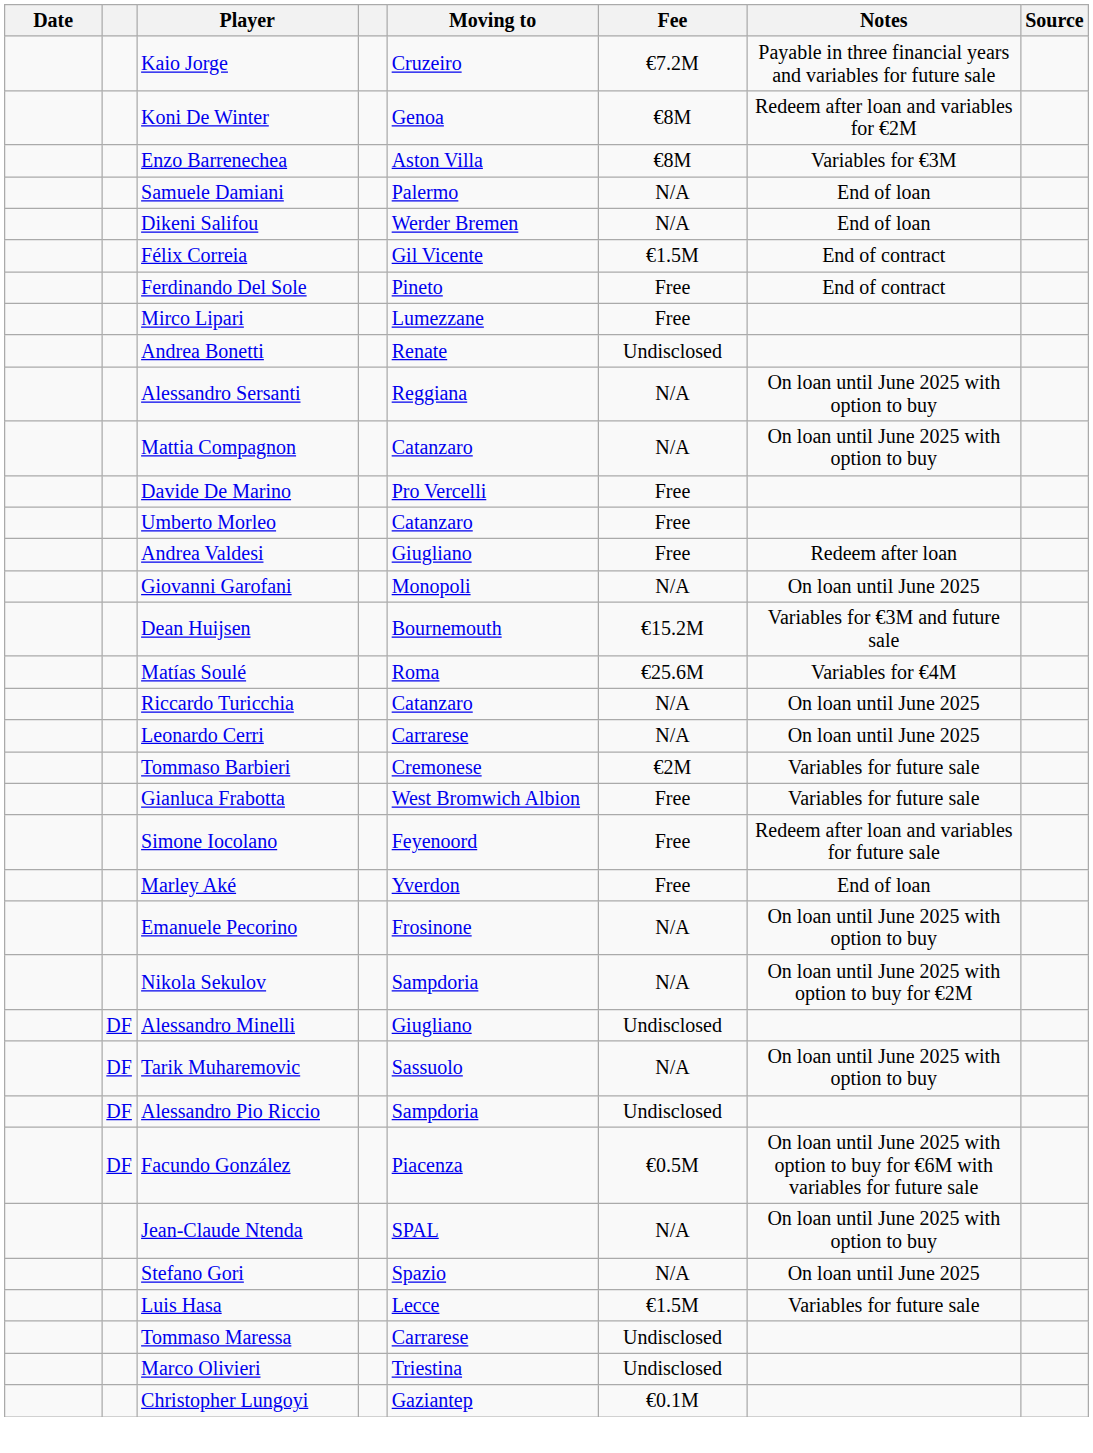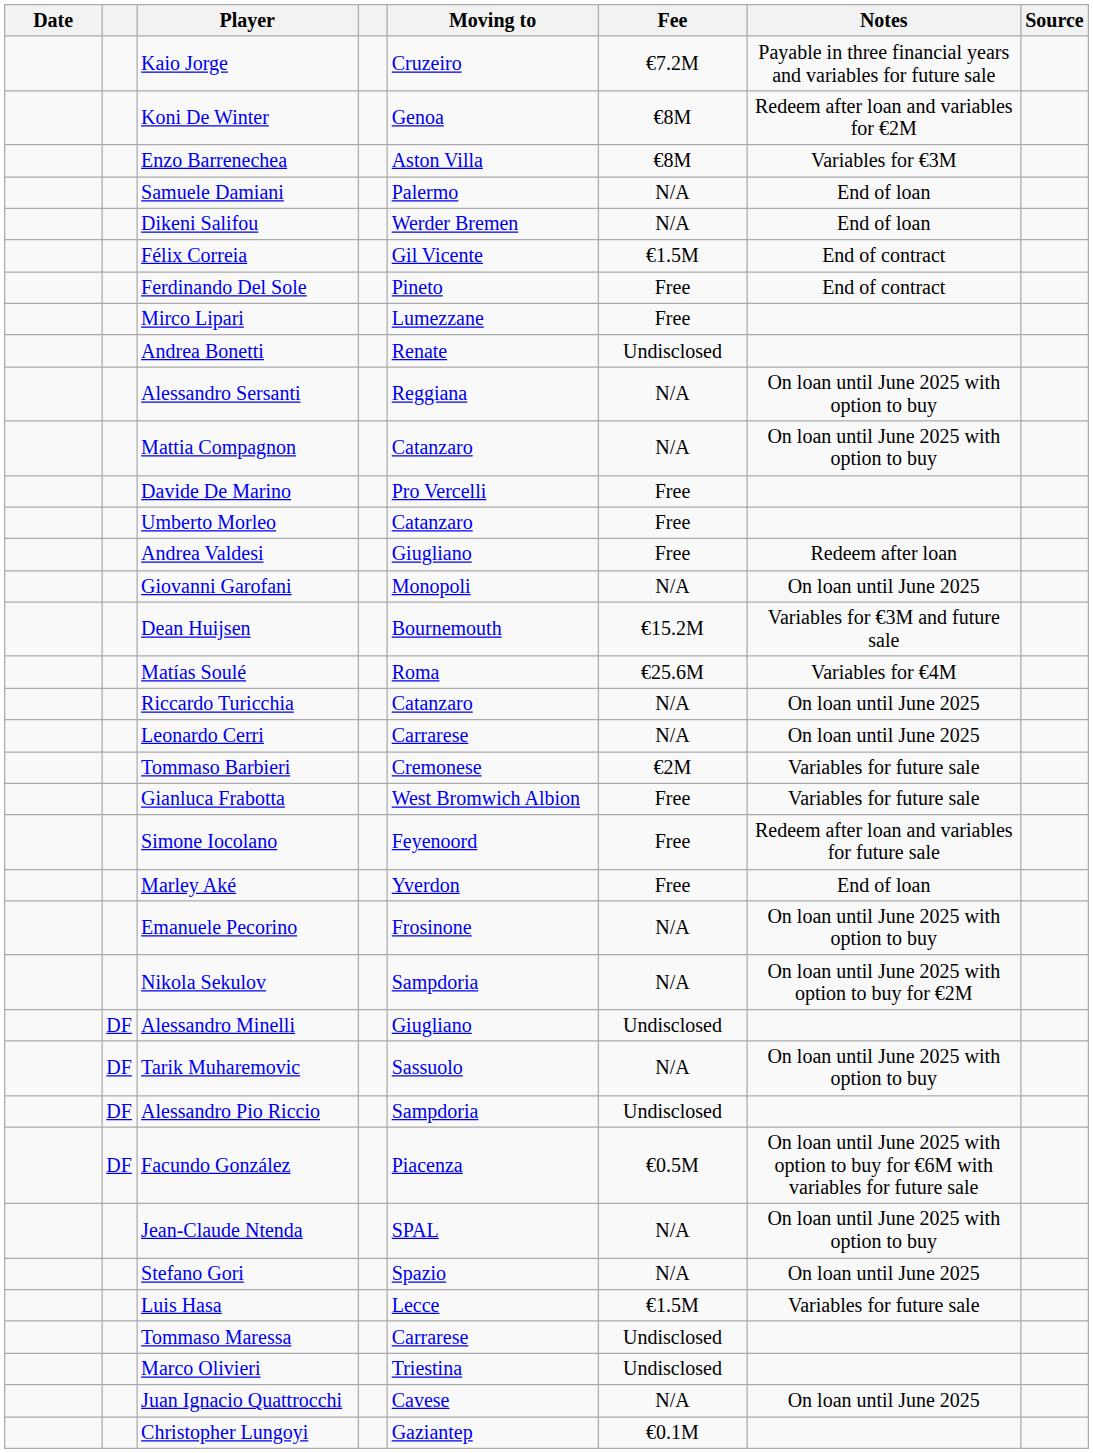+ row: (242, 1400)
